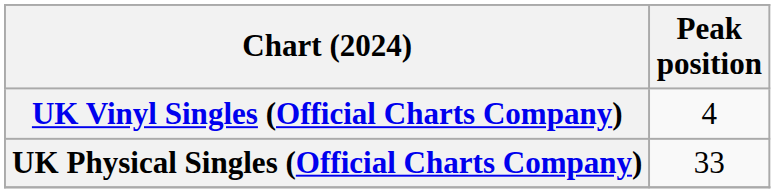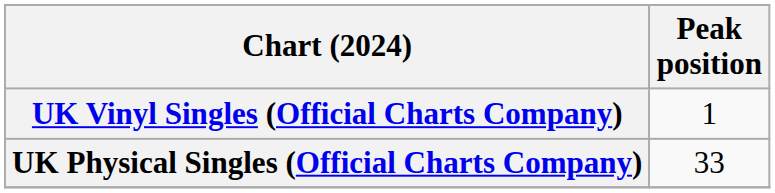(709, 113) 4 -> (709, 113) 1
